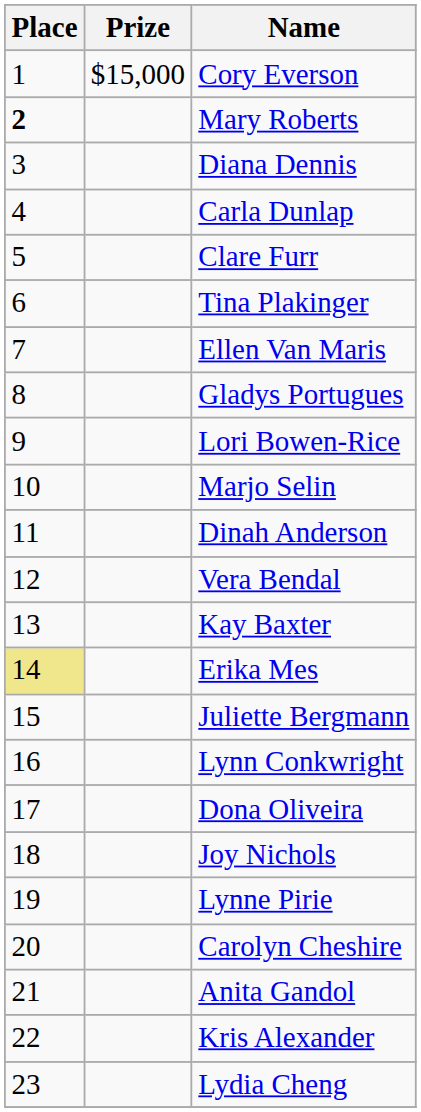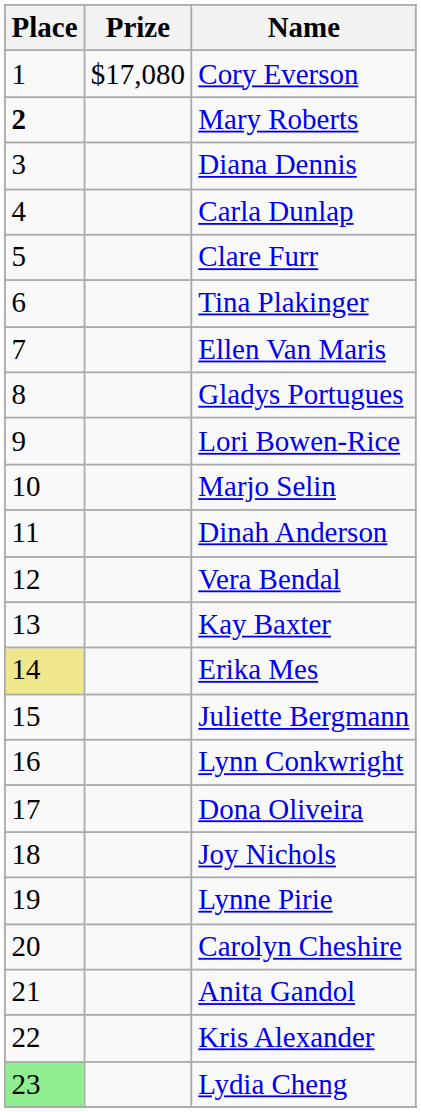(138, 73) $15,000 -> (138, 73) $17,080
(26, 1083) no background -> (26, 1083) lightgreen background
